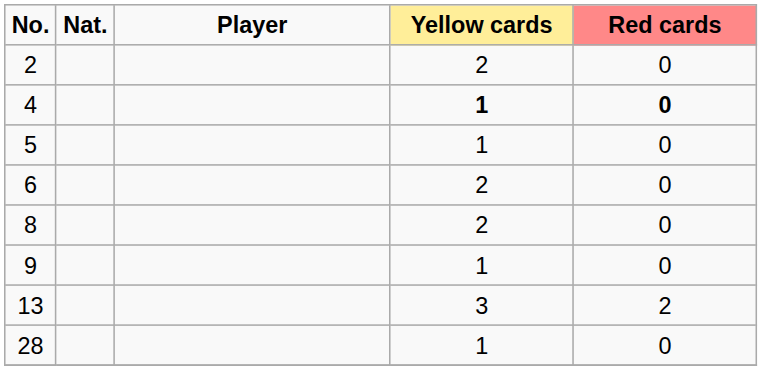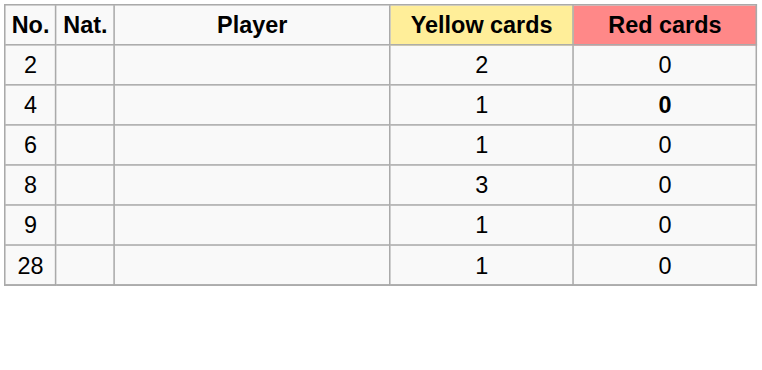(482, 105) bold -> (482, 105) normal
- row: (31, 145)
(482, 185) 2 -> (482, 145) 1
(482, 225) 2 -> (482, 185) 3
- row: (31, 305)
